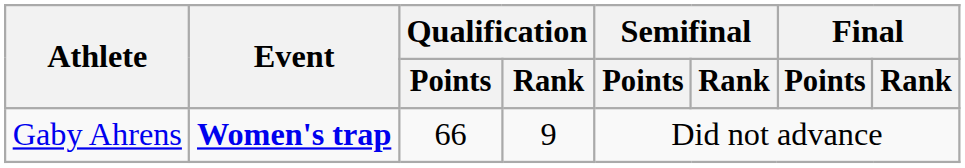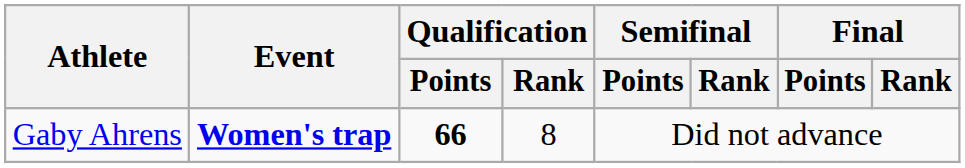(451, 135) normal -> (451, 135) bold
(549, 135) 9 -> (549, 135) 8
